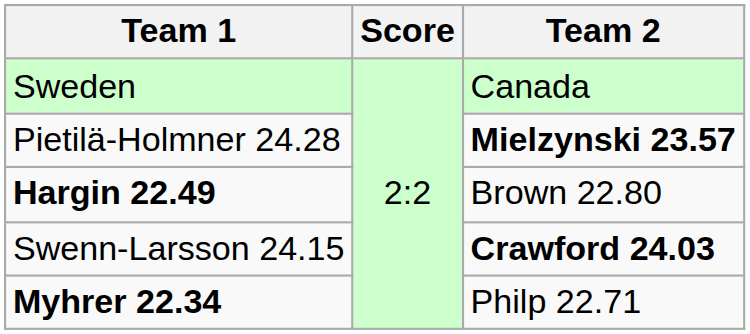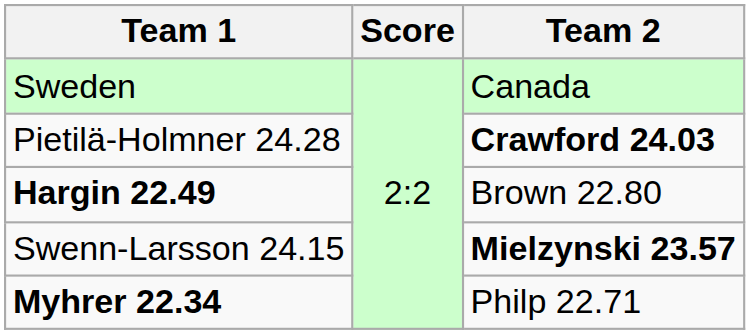(603, 139) Mielzynski 23.57 -> (593, 139) Crawford 24.03
(593, 247) Crawford 24.03 -> (603, 247) Mielzynski 23.57
